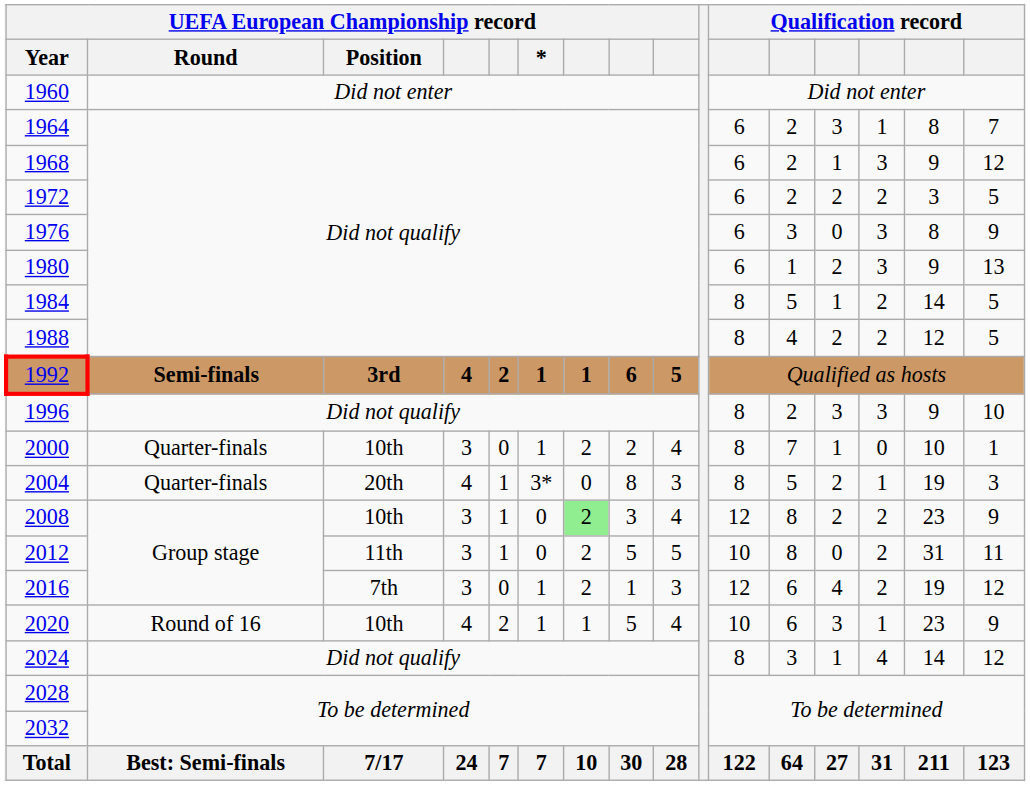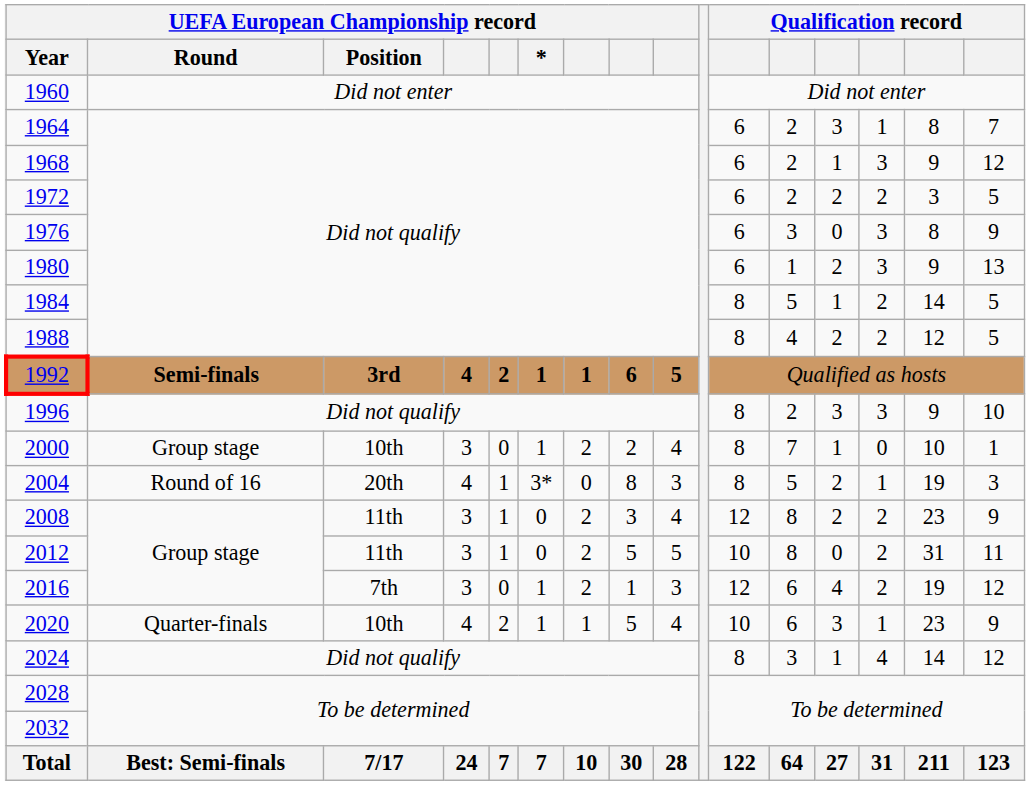(206, 447) Quarter-finals -> (206, 447) Group stage
(206, 482) Quarter-finals -> (206, 482) Round of 16
(384, 517) 10th -> (384, 517) 11th
(586, 517) lightgreen background -> (586, 517) no background
(206, 622) Round of 16 -> (206, 622) Quarter-finals
